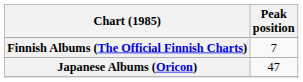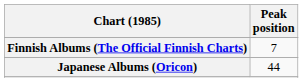(274, 67) 47 -> (274, 67) 44
